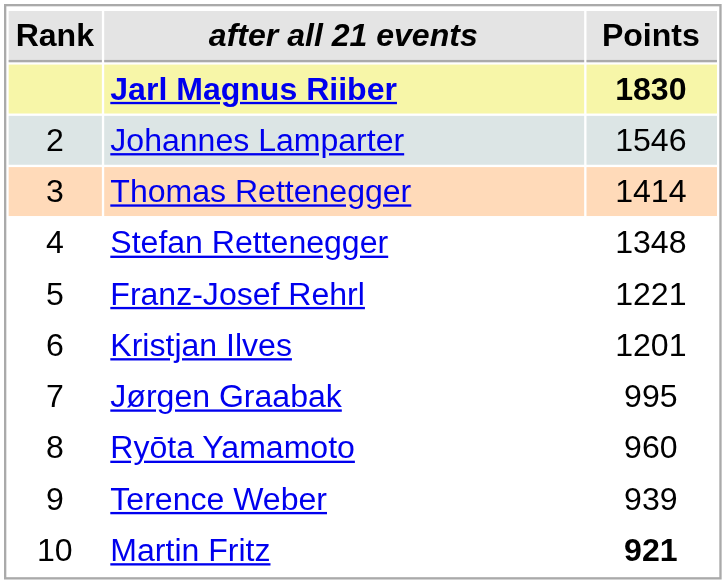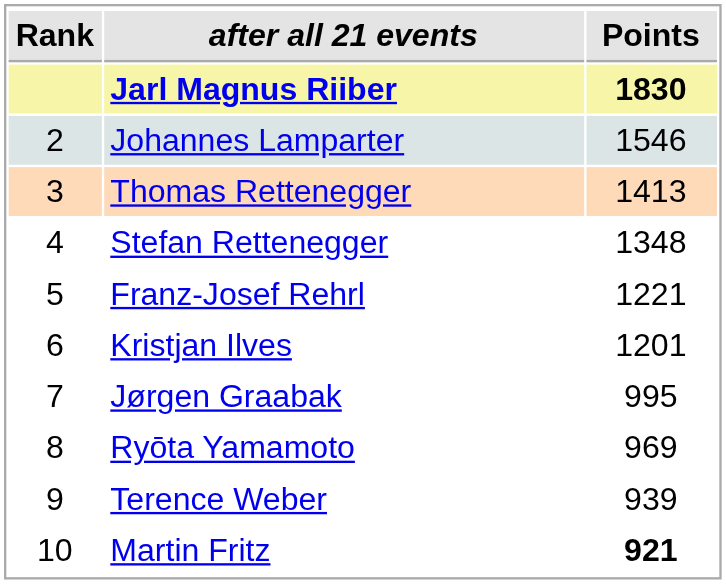(651, 192) 1414 -> (651, 192) 1413
(651, 448) 960 -> (651, 448) 969
